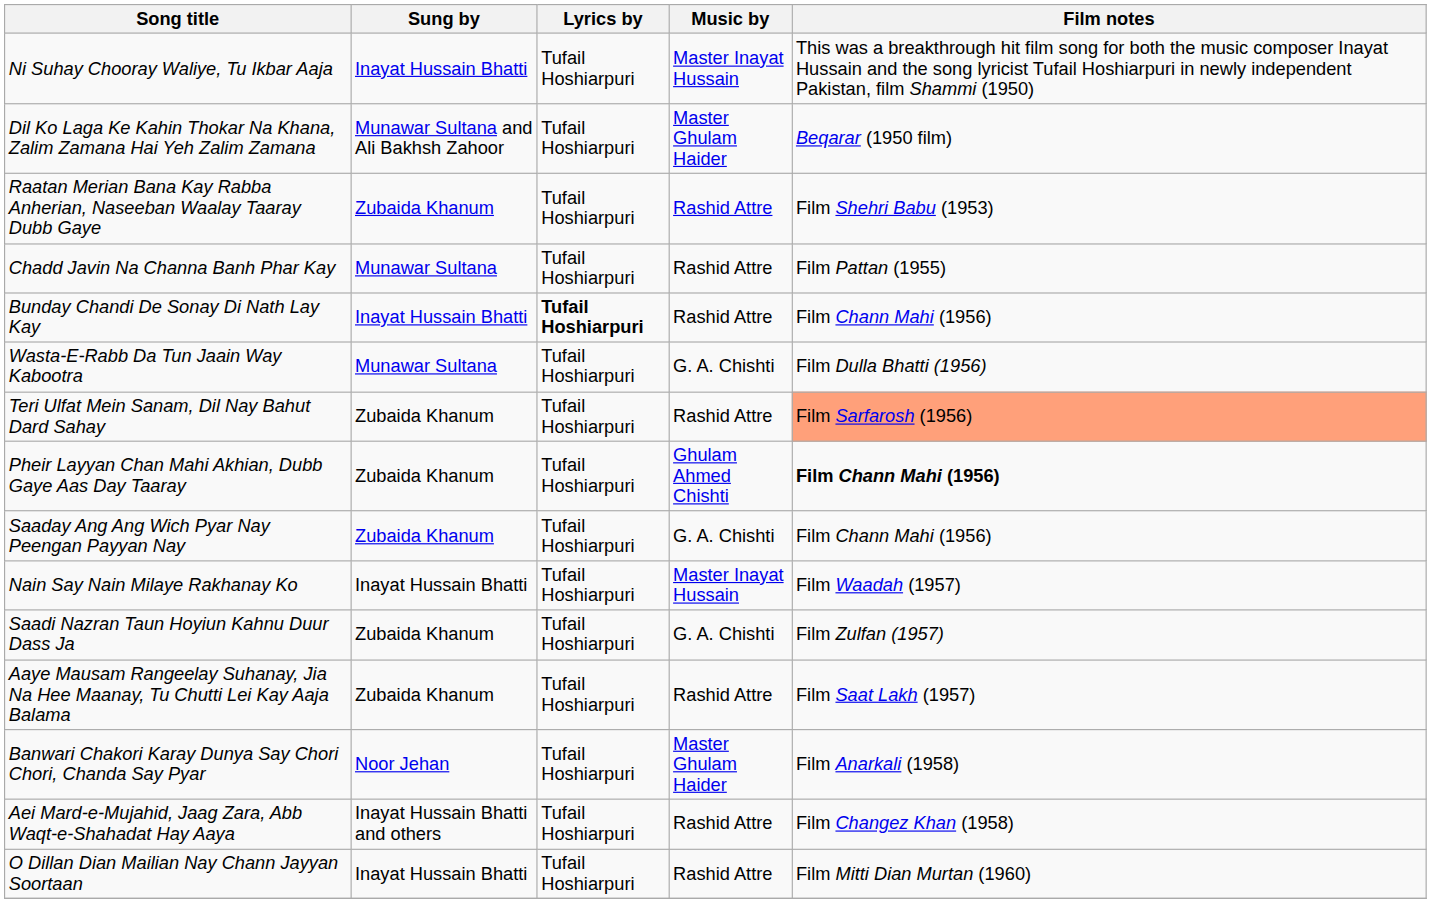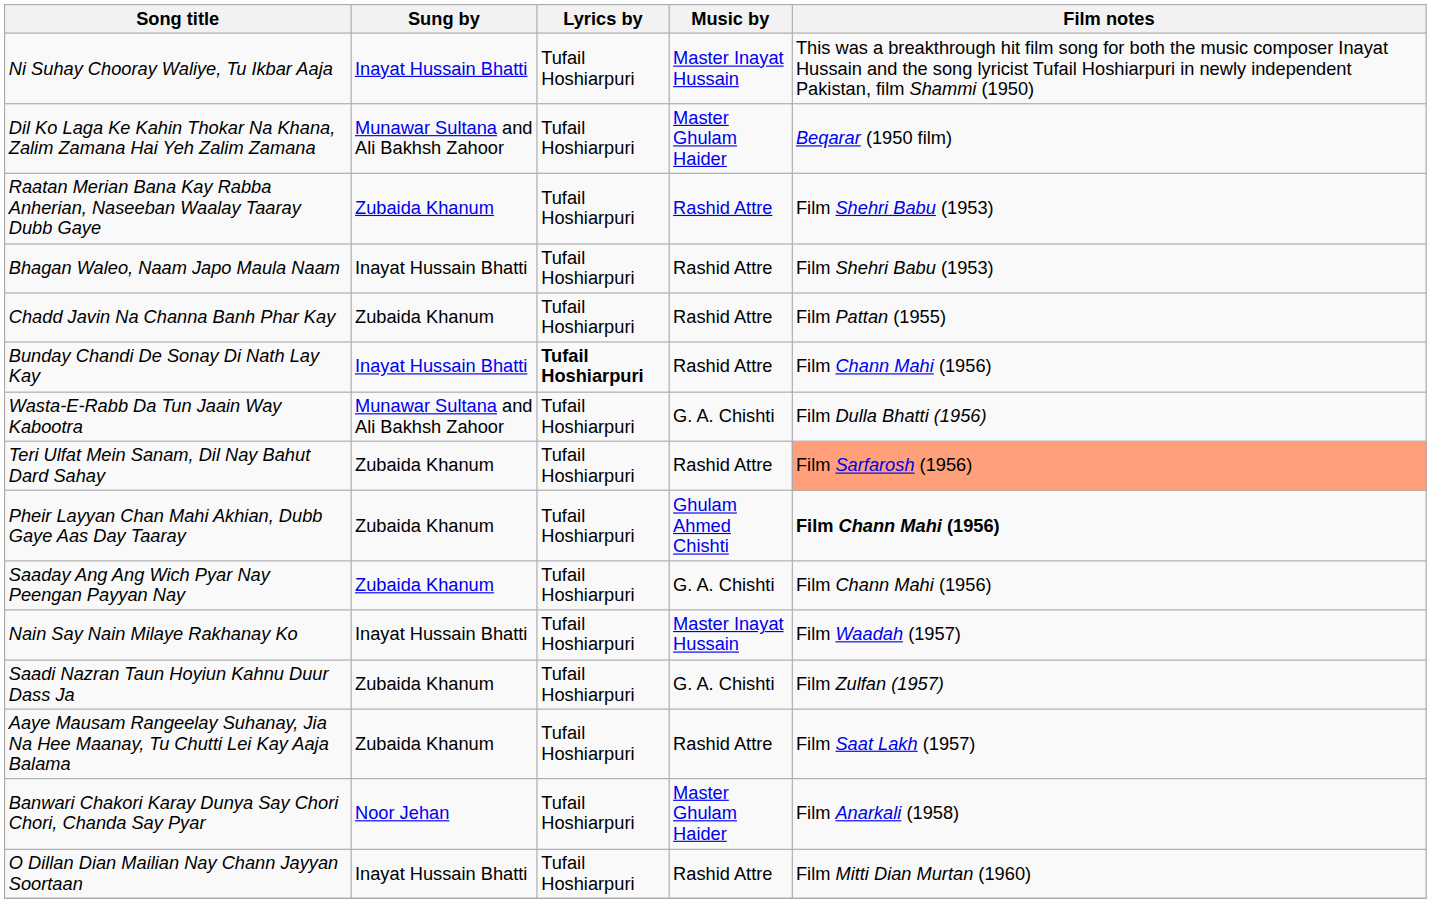+ row: (174, 268)
(426, 268) Munawar Sultana -> (424, 317) Zubaida Khanum
(426, 366) Munawar Sultana -> (444, 416) Munawar Sultana and Ali Bakhsh Zahoor
- row: (155, 824)
